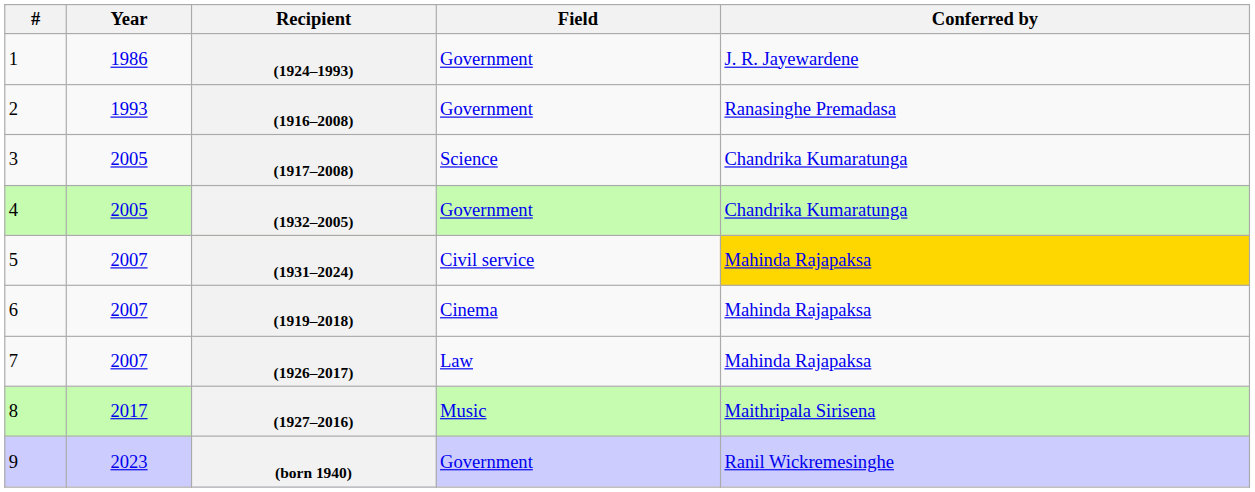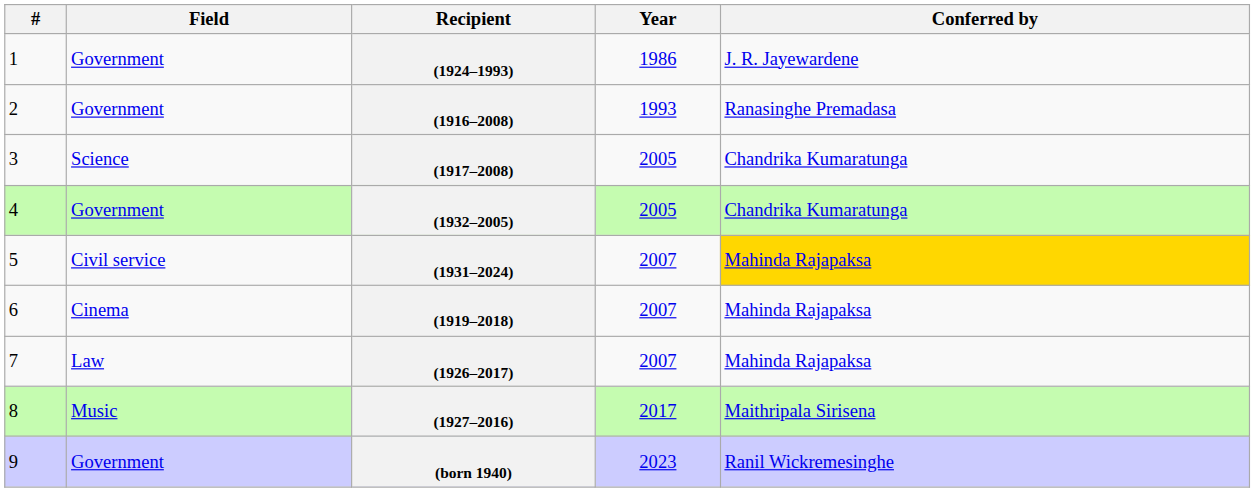columns swapped: (129, 19) <-> (578, 19)
